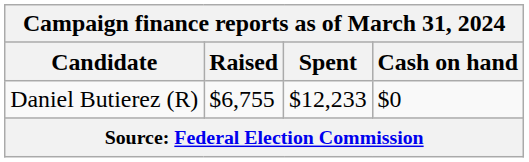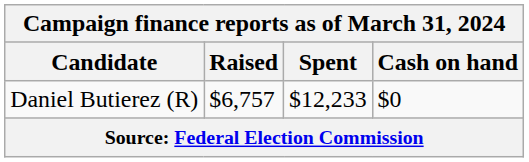(242, 99) $6,755 -> (242, 99) $6,757
